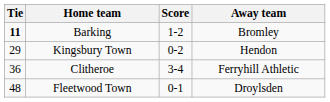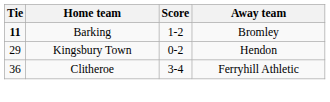- row: (92, 87)
